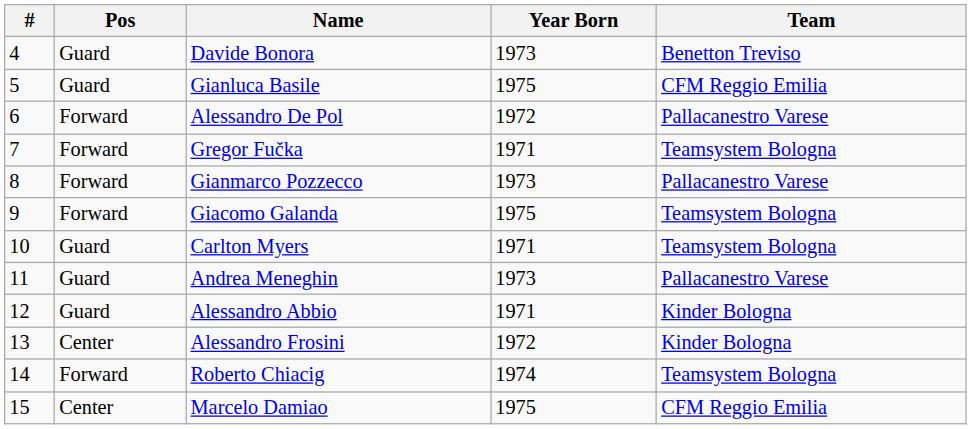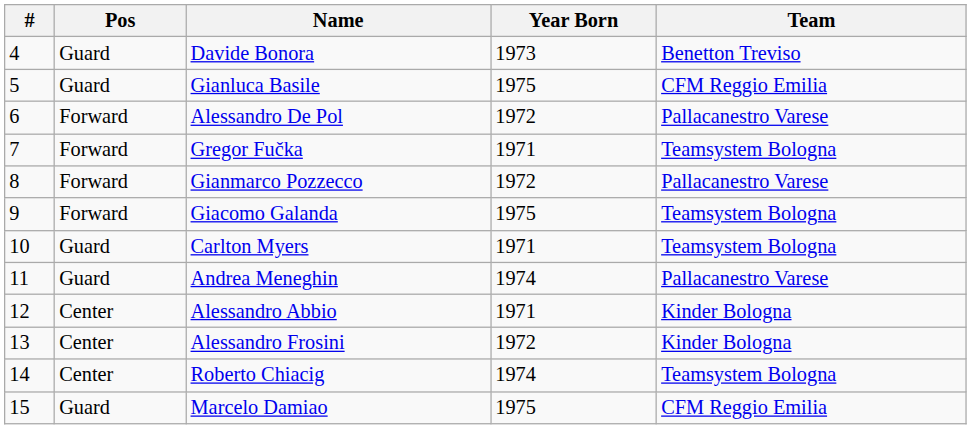(516, 181) 1973 -> (516, 181) 1972
(516, 278) 1973 -> (516, 278) 1974
(85, 310) Guard -> (86, 310) Center
(94, 375) Forward -> (86, 375) Center
(86, 407) Center -> (85, 407) Guard
